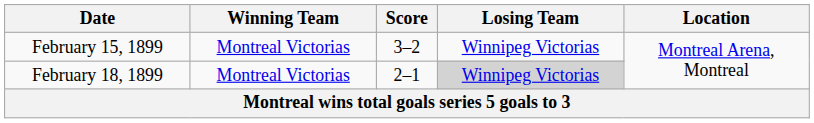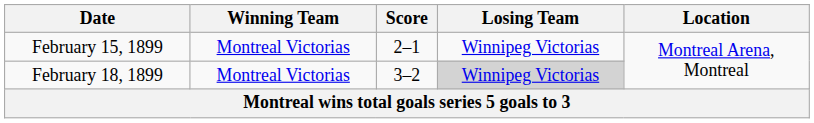(407, 46) 3–2 -> (407, 46) 2–1
(407, 74) 2–1 -> (407, 74) 3–2
